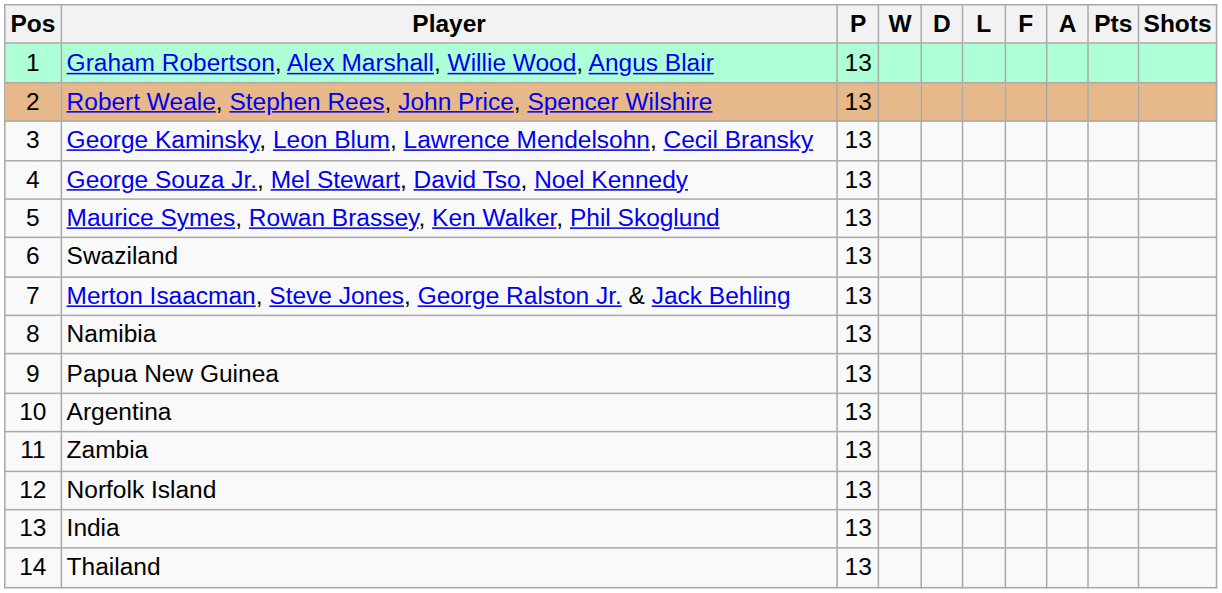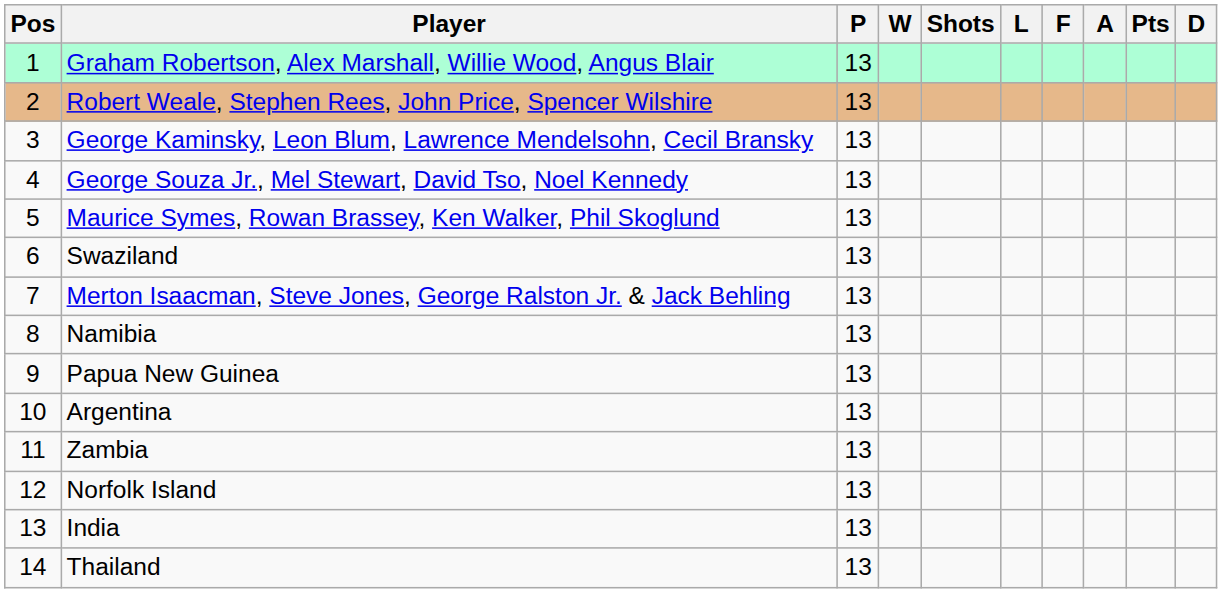columns swapped: (942, 23) <-> (1178, 23)
